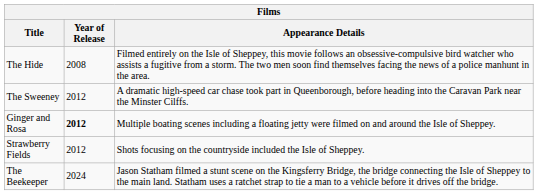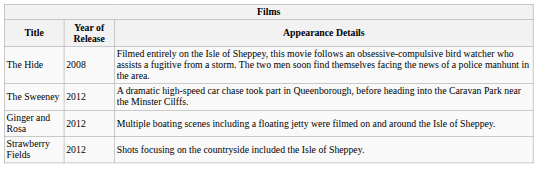(76, 123) bold -> (76, 123) normal
- row: (27, 176)
